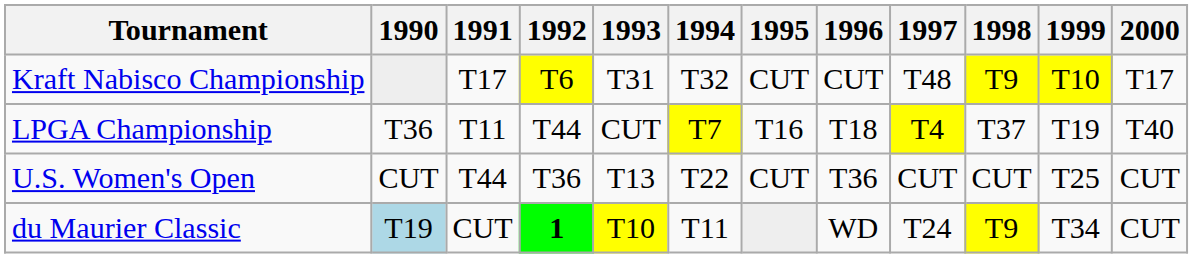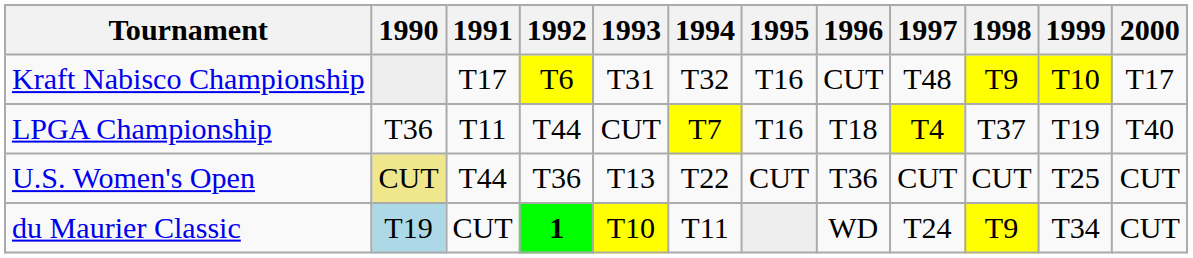(779, 79) CUT -> (779, 79) T16
(409, 178) no background -> (409, 178) khaki background
